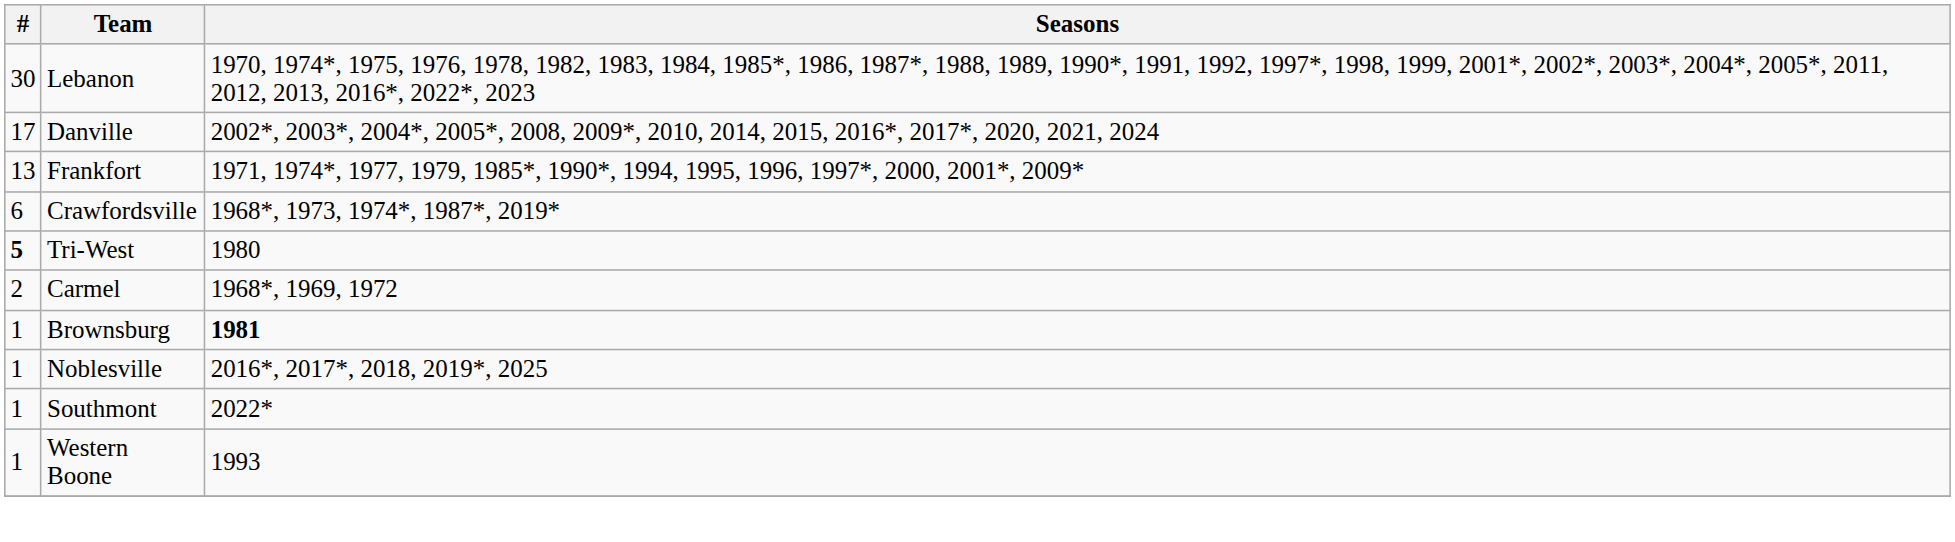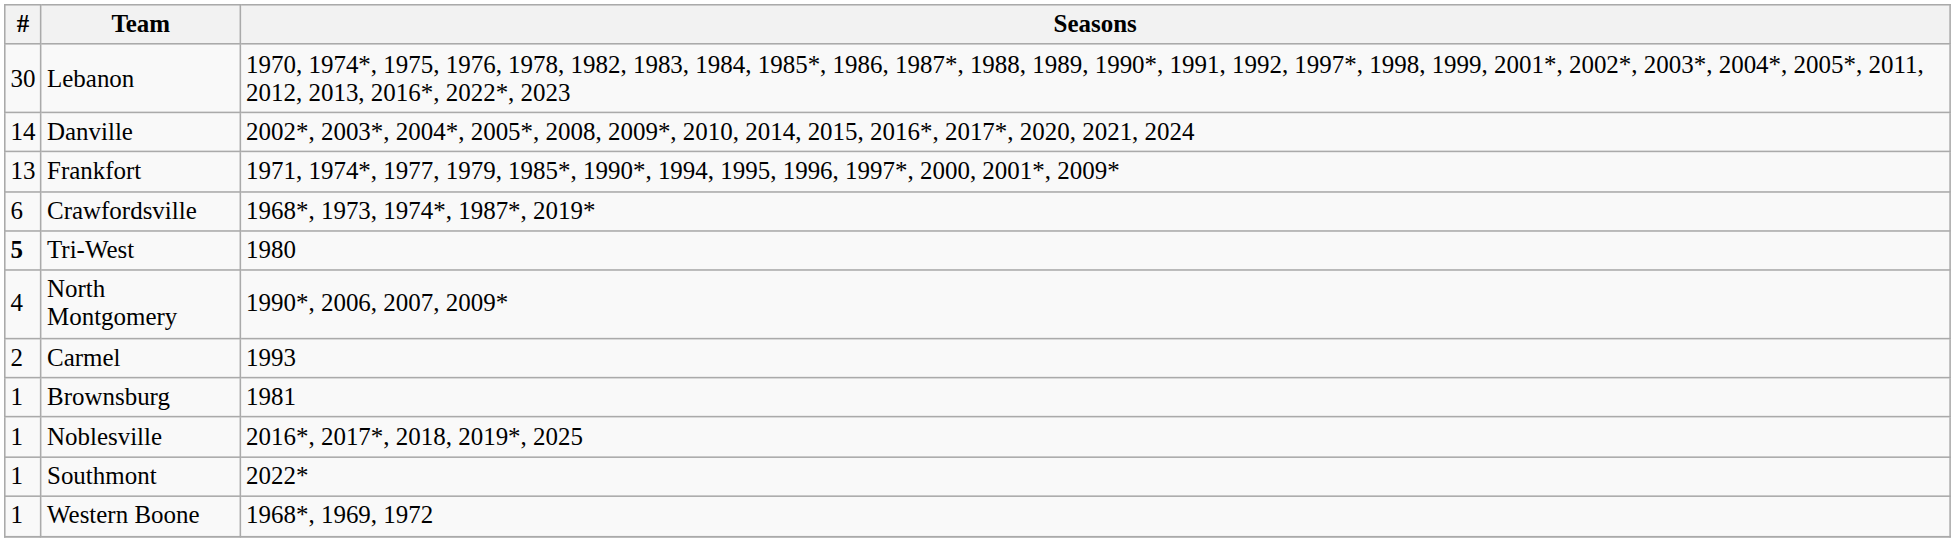(23, 131) 17 -> (23, 131) 14
+ row: (112, 303)
(304, 289) 1968*, 1969, 1972 -> (271, 357) 1993
(236, 329) bold -> (271, 397) normal
(236, 462) 1993 -> (340, 515) 1968*, 1969, 1972
